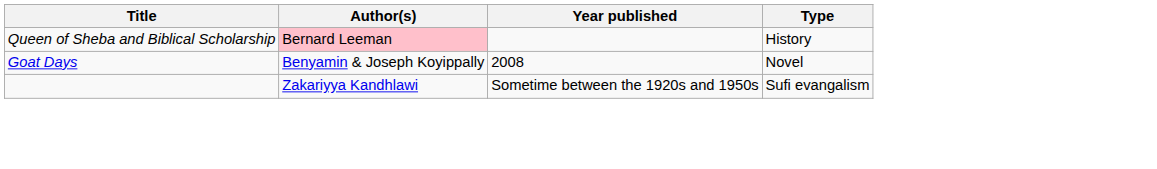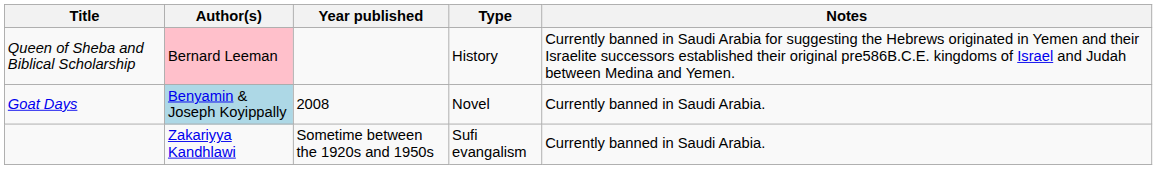+ column: (847, 16)
(383, 62) no background -> (227, 104) lightblue background
